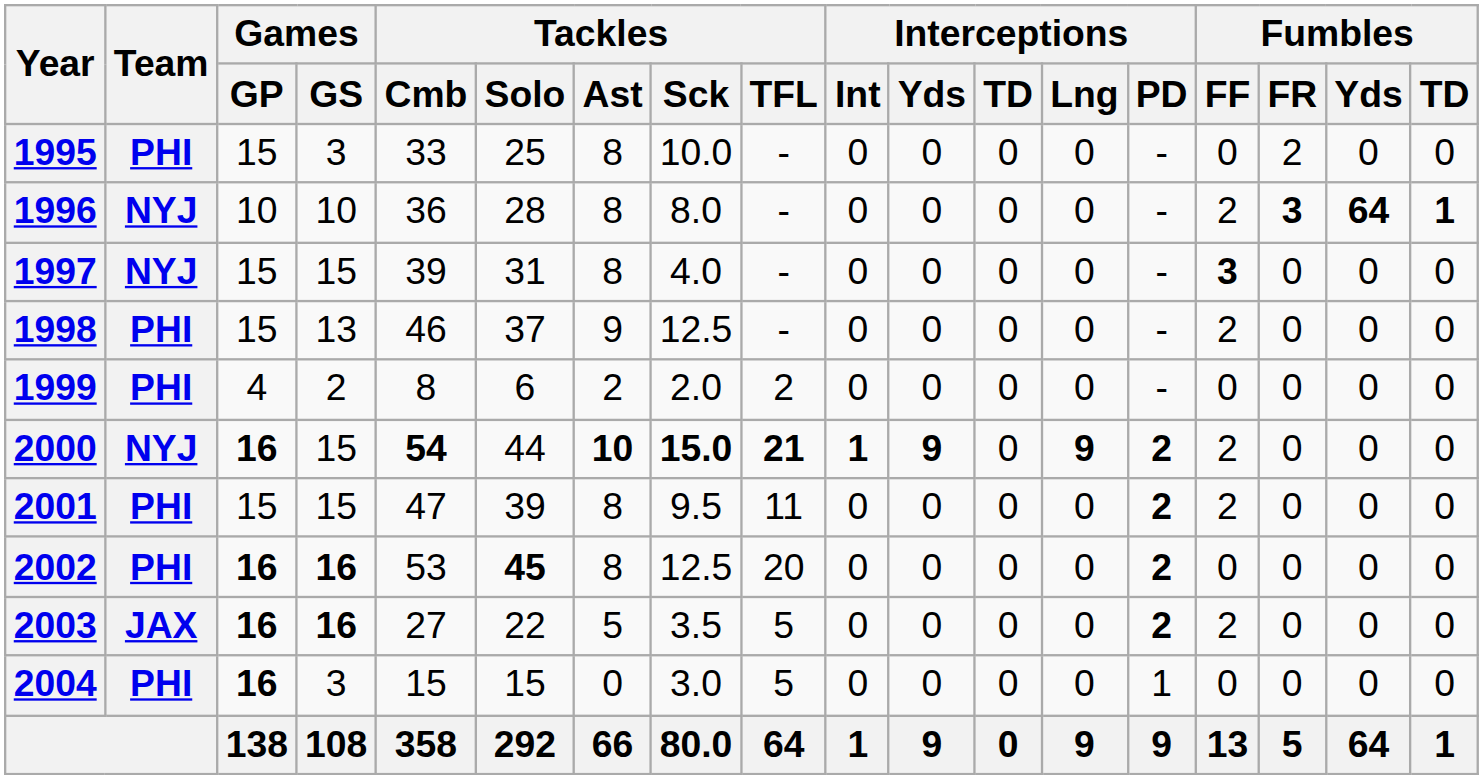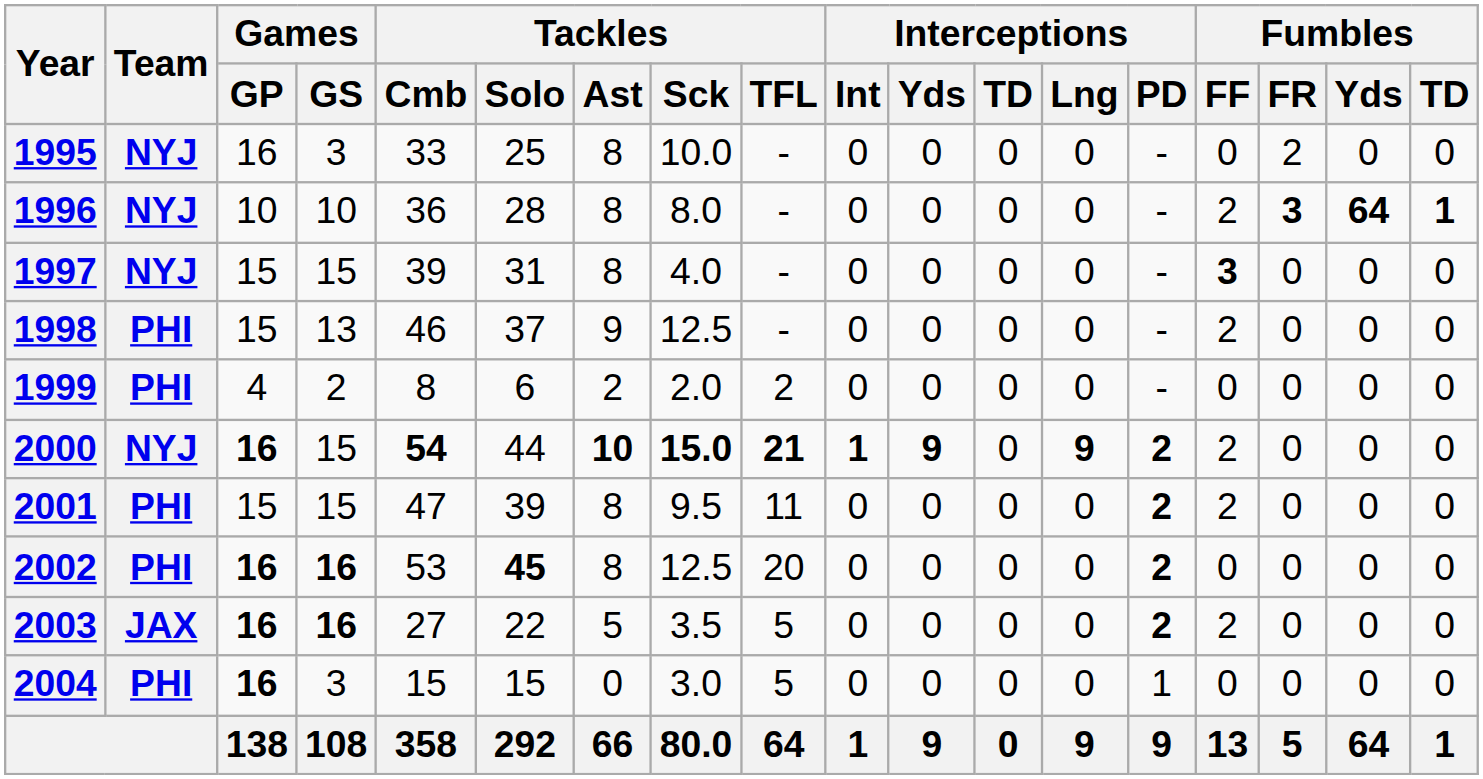(161, 152) PHI -> (161, 152) NYJ
(257, 152) 15 -> (257, 152) 16
